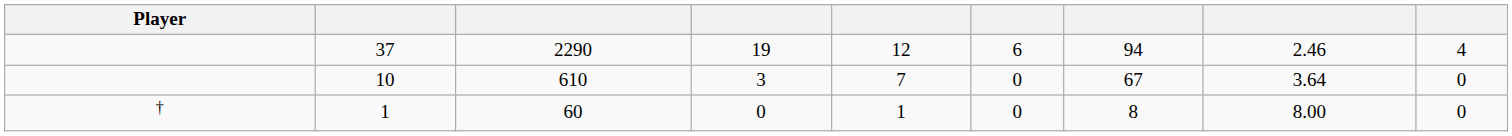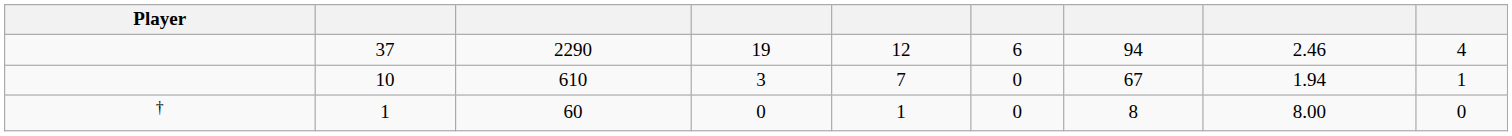(1309, 79) 3.64 -> (1309, 79) 1.94
(1461, 79) 0 -> (1461, 79) 1
